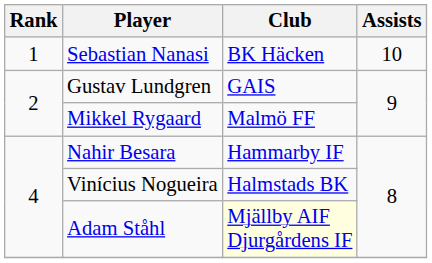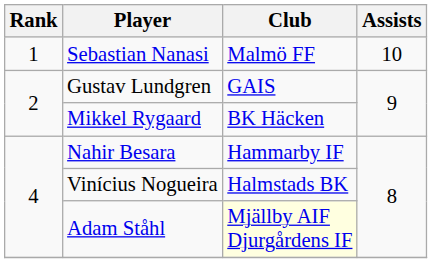(276, 53) BK Häcken -> (271, 53) Malmö FF
(271, 119) Malmö FF -> (276, 119) BK Häcken
